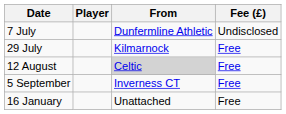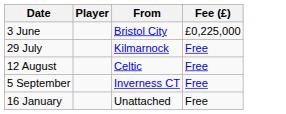+ row: (24, 31)
- row: (21, 31)
(128, 66) lightgrey background -> (128, 66) no background
